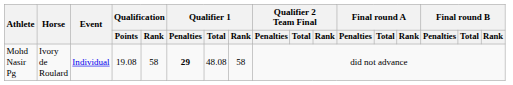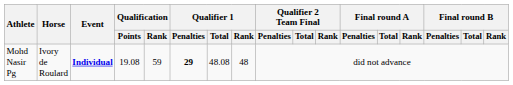(91, 62) normal -> (93, 62) bold
(154, 62) 58 -> (157, 62) 59
(241, 62) 58 -> (244, 62) 48
